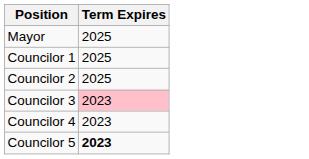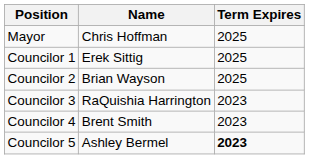+ column: (146, 15)
(97, 100) pink background -> (232, 100) no background
